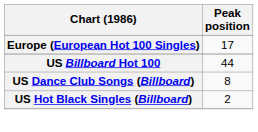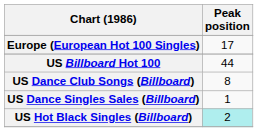+ row: (103, 99)
(227, 99) no background -> (227, 117) paleturquoise background
